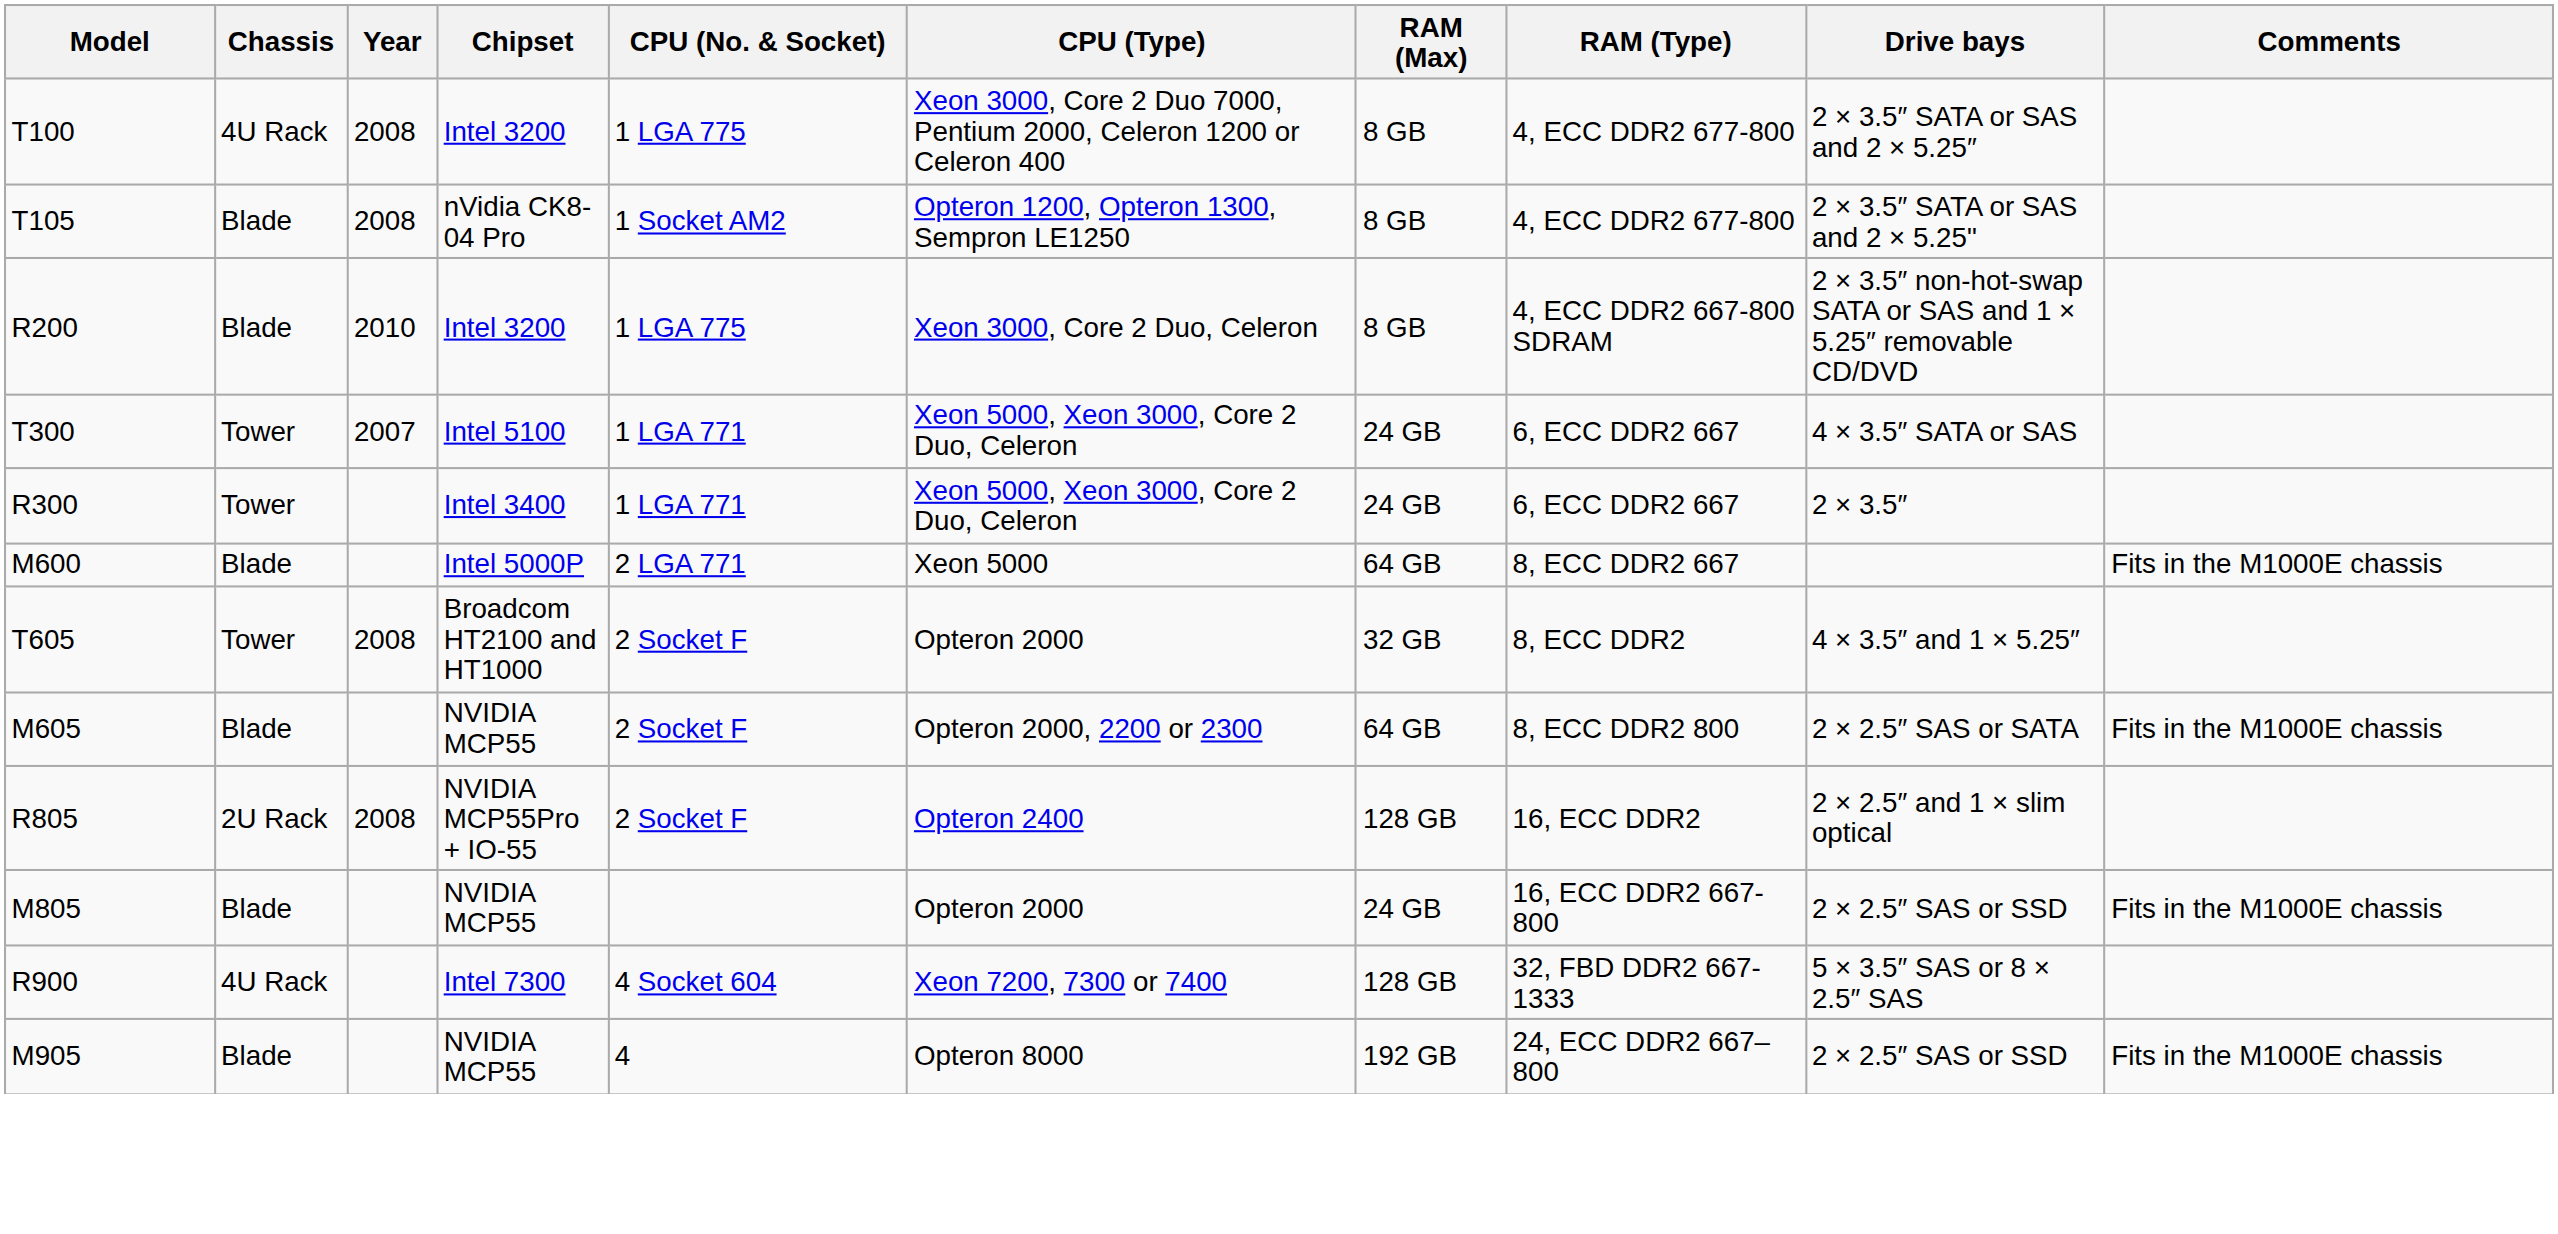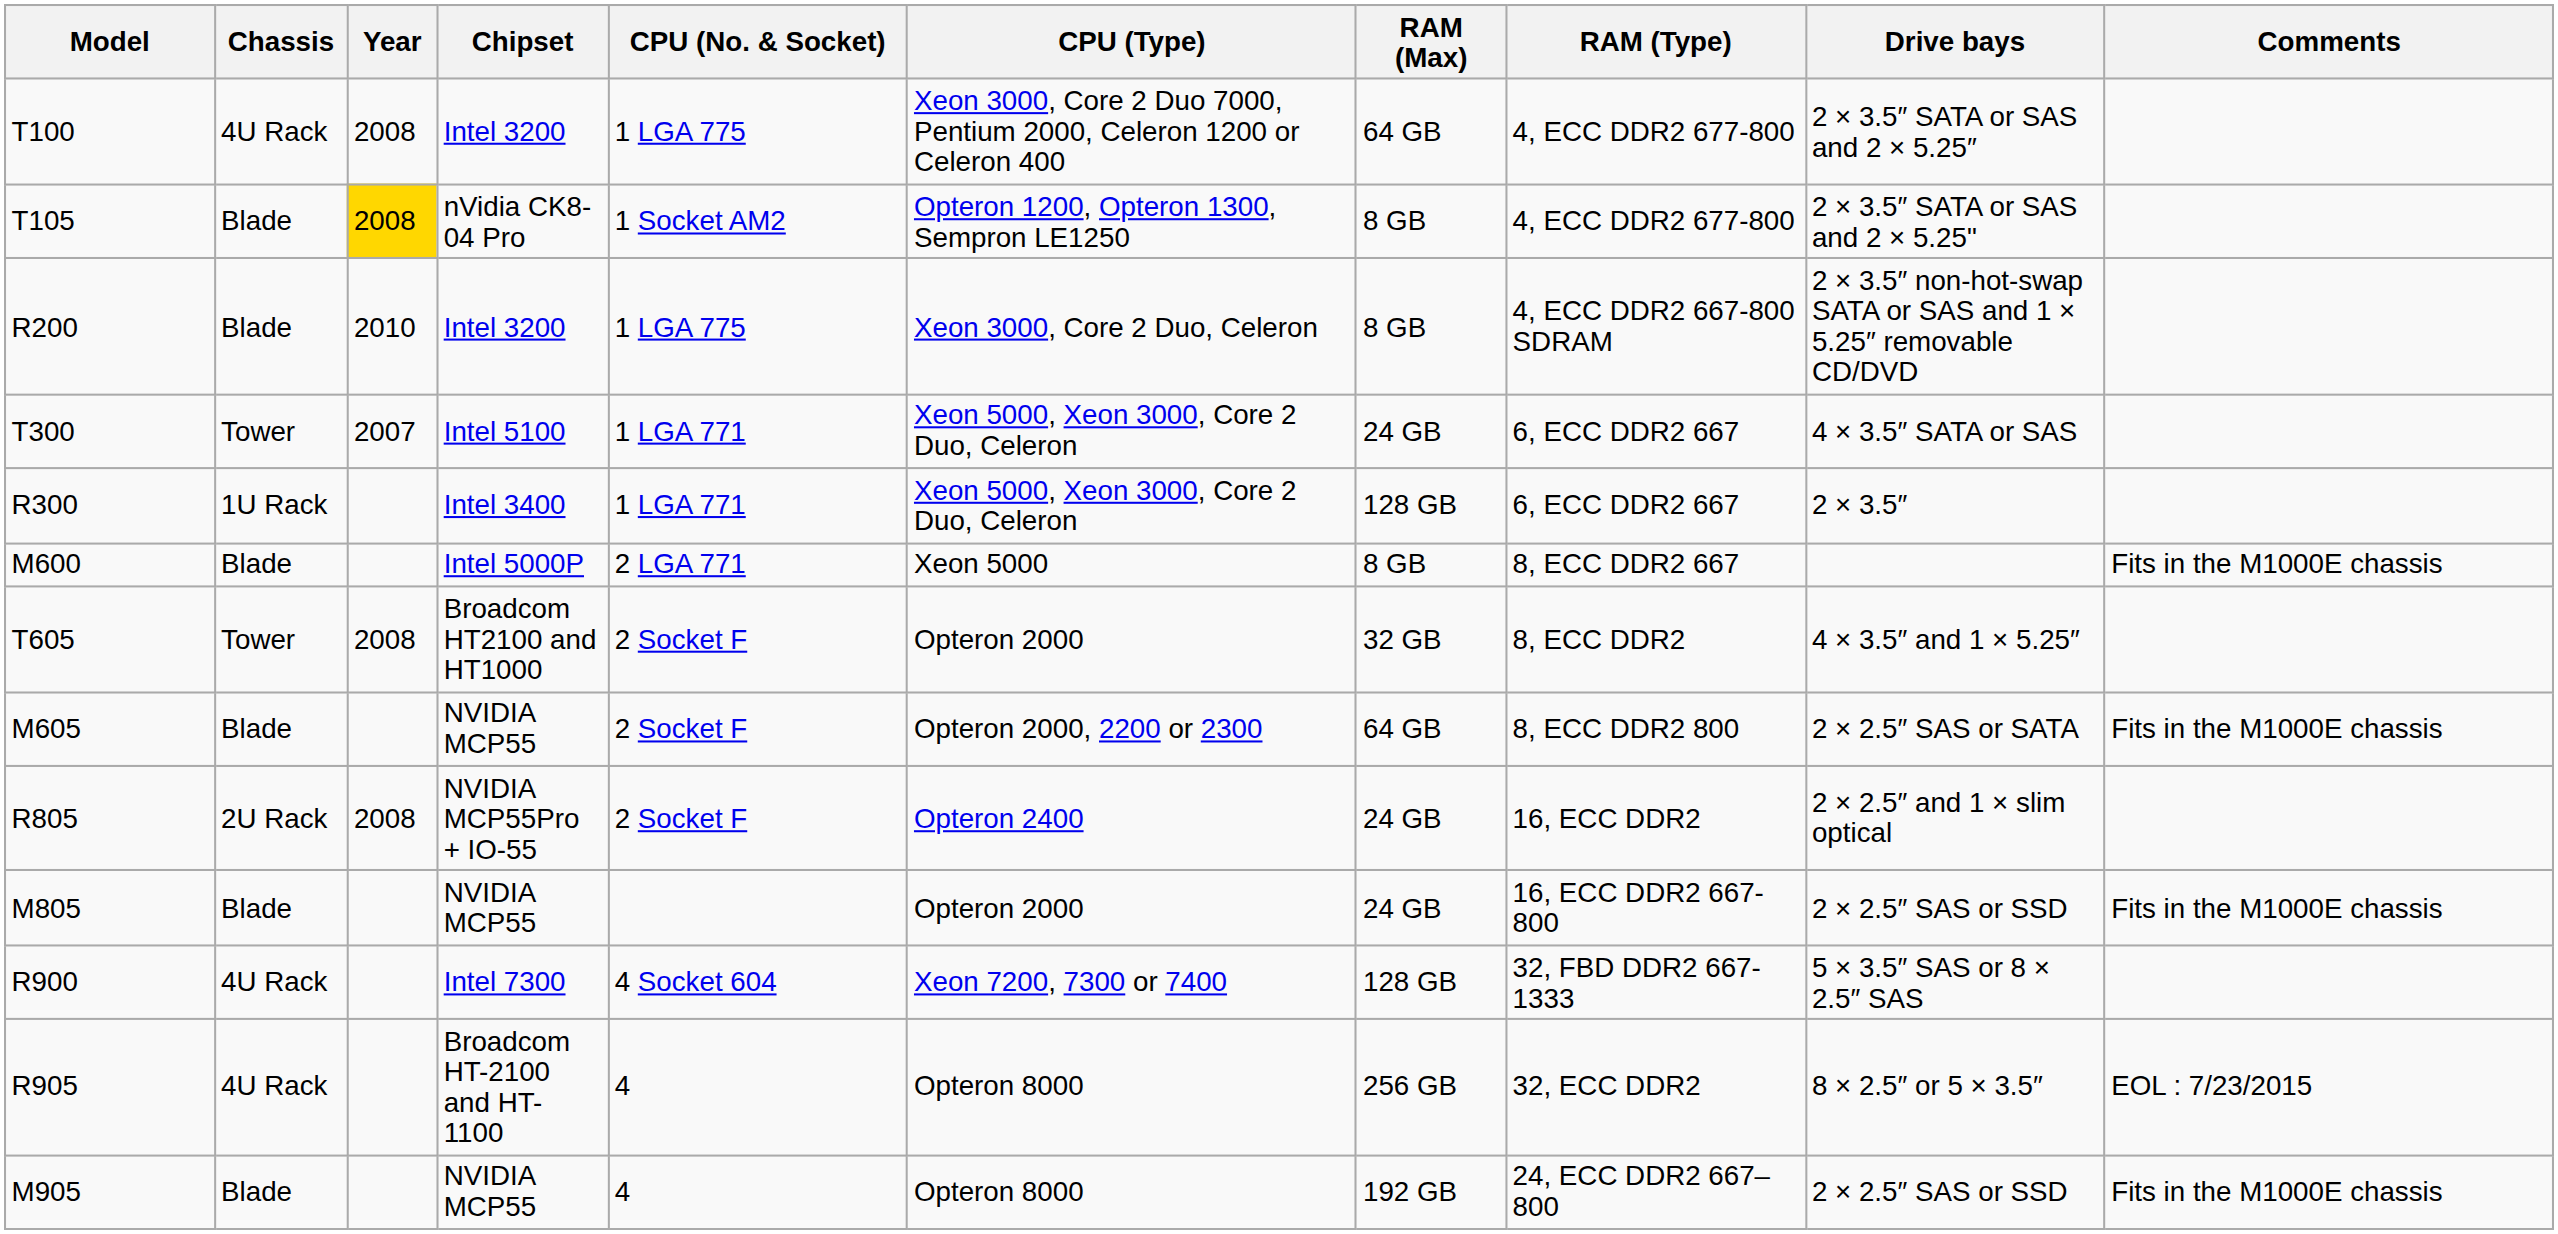(1395, 131) 8 GB -> (1402, 131) 64 GB
(385, 221) no background -> (385, 221) gold background
(258, 505) Tower -> (274, 505) 1U Rack
(1402, 505) 24 GB -> (1410, 505) 128 GB
(1402, 564) 64 GB -> (1395, 564) 8 GB
(1410, 818) 128 GB -> (1402, 818) 24 GB
+ row: (45, 1087)
